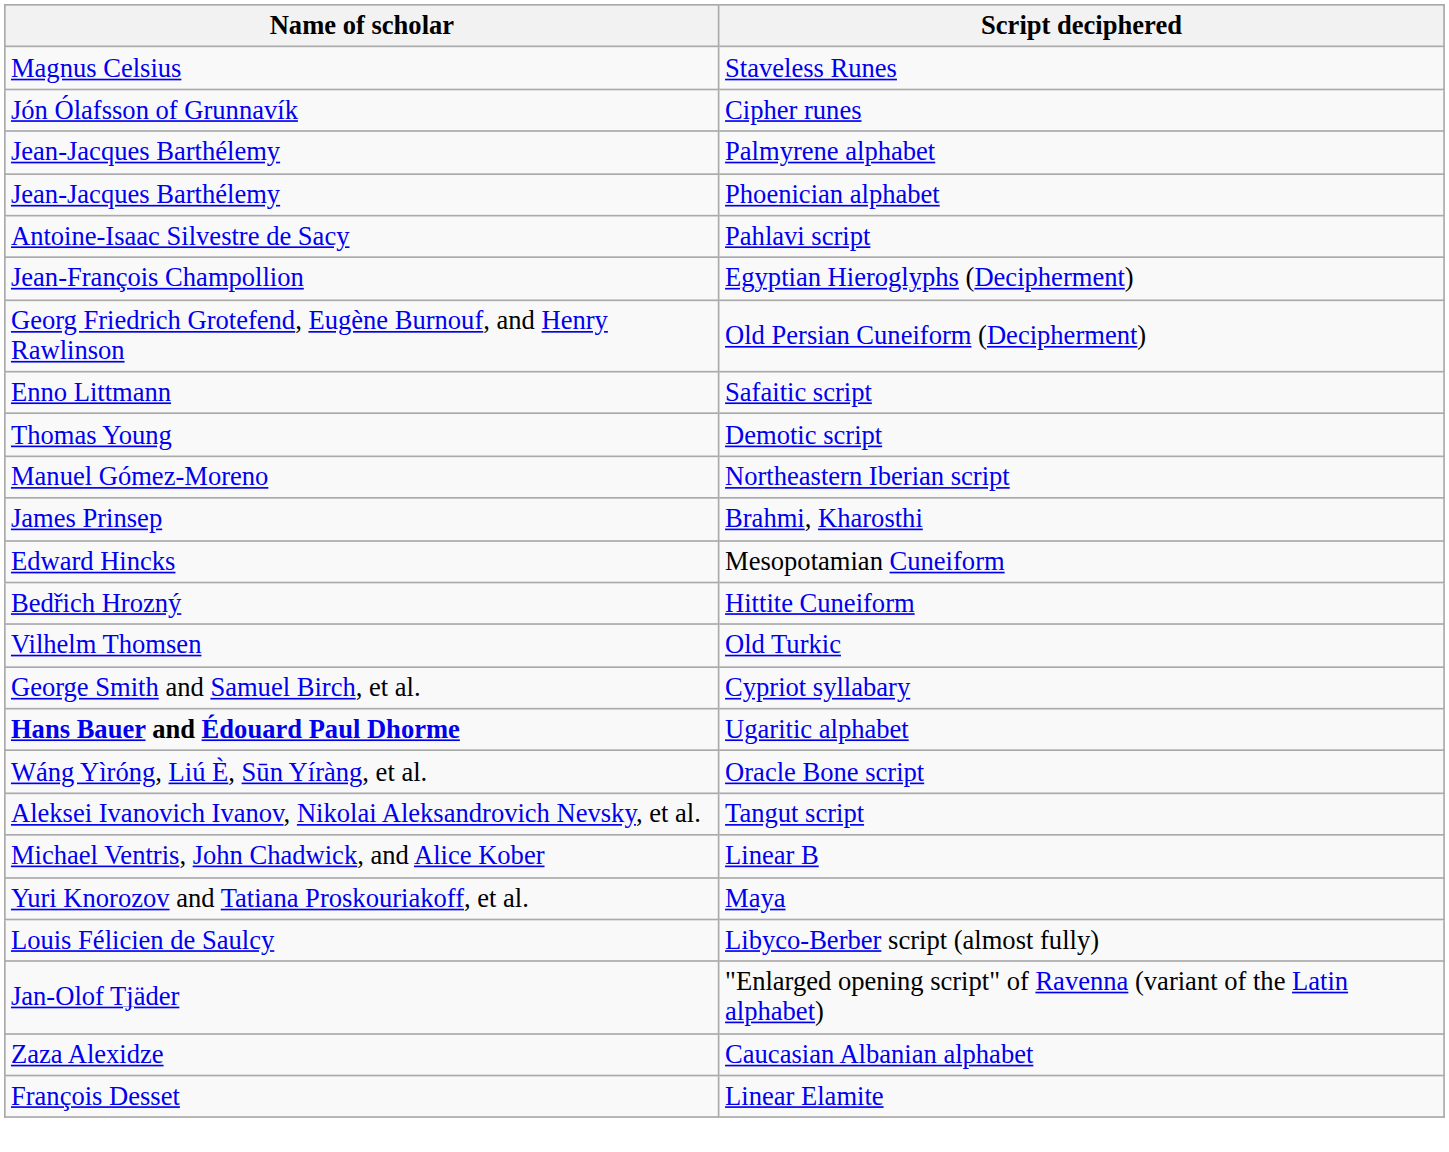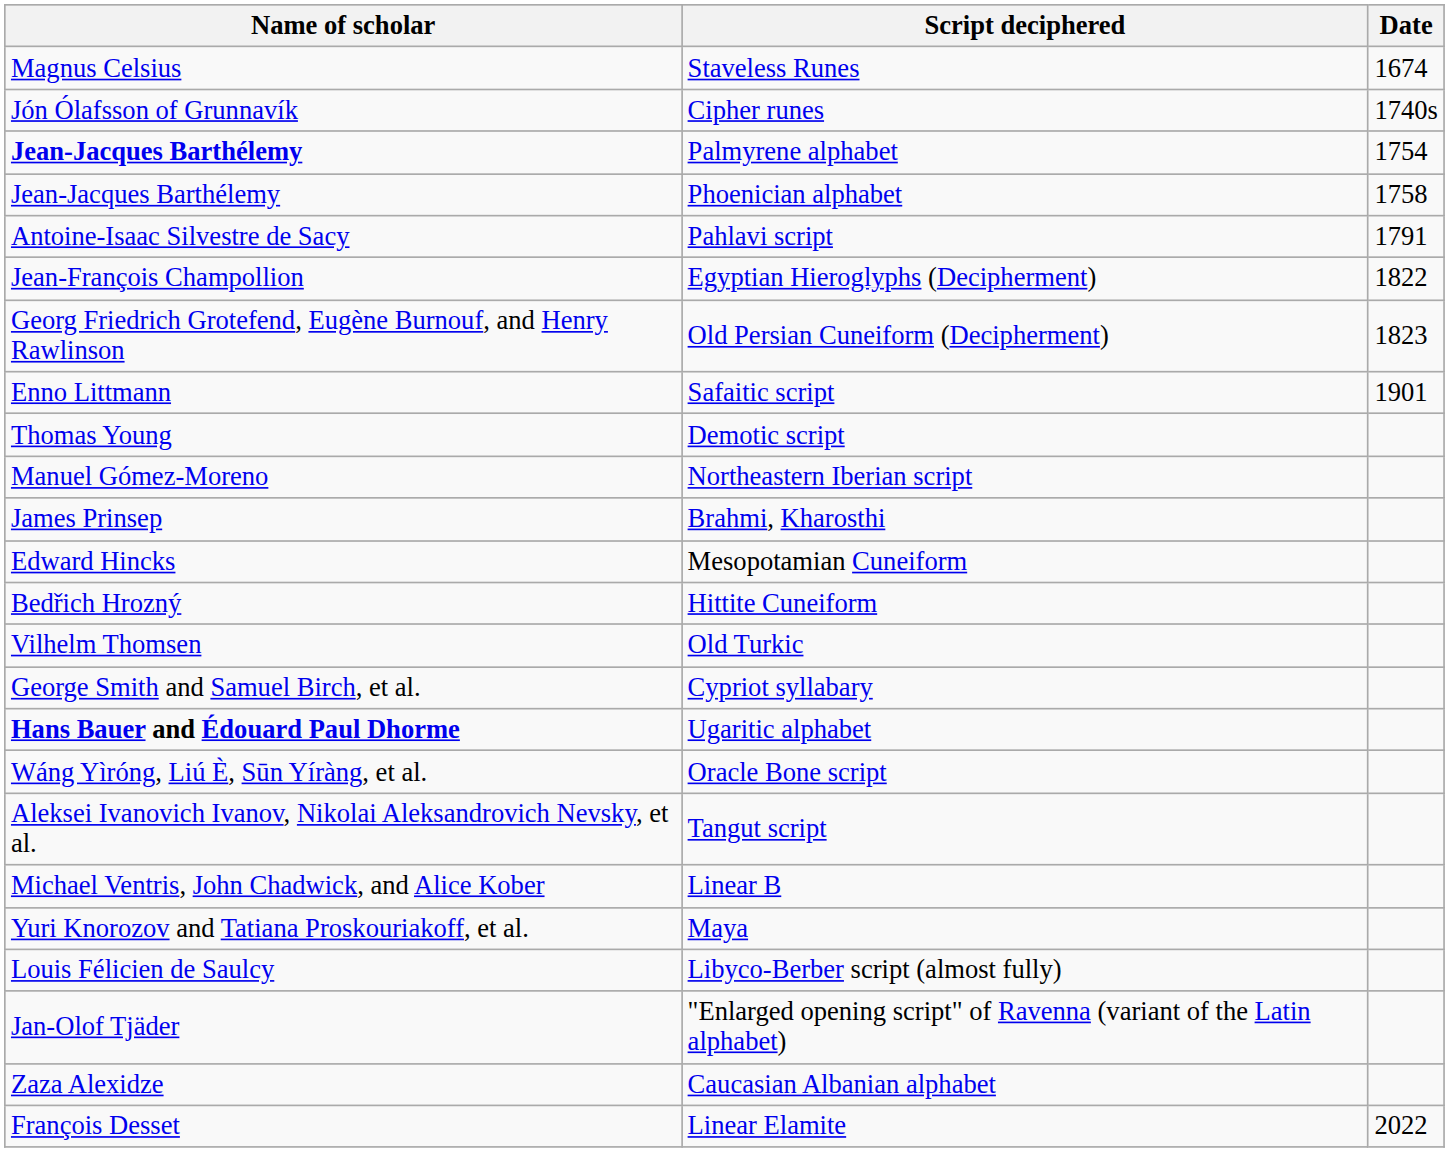+ column: (1406, 25)
(146, 151) normal -> (157, 151) bold
